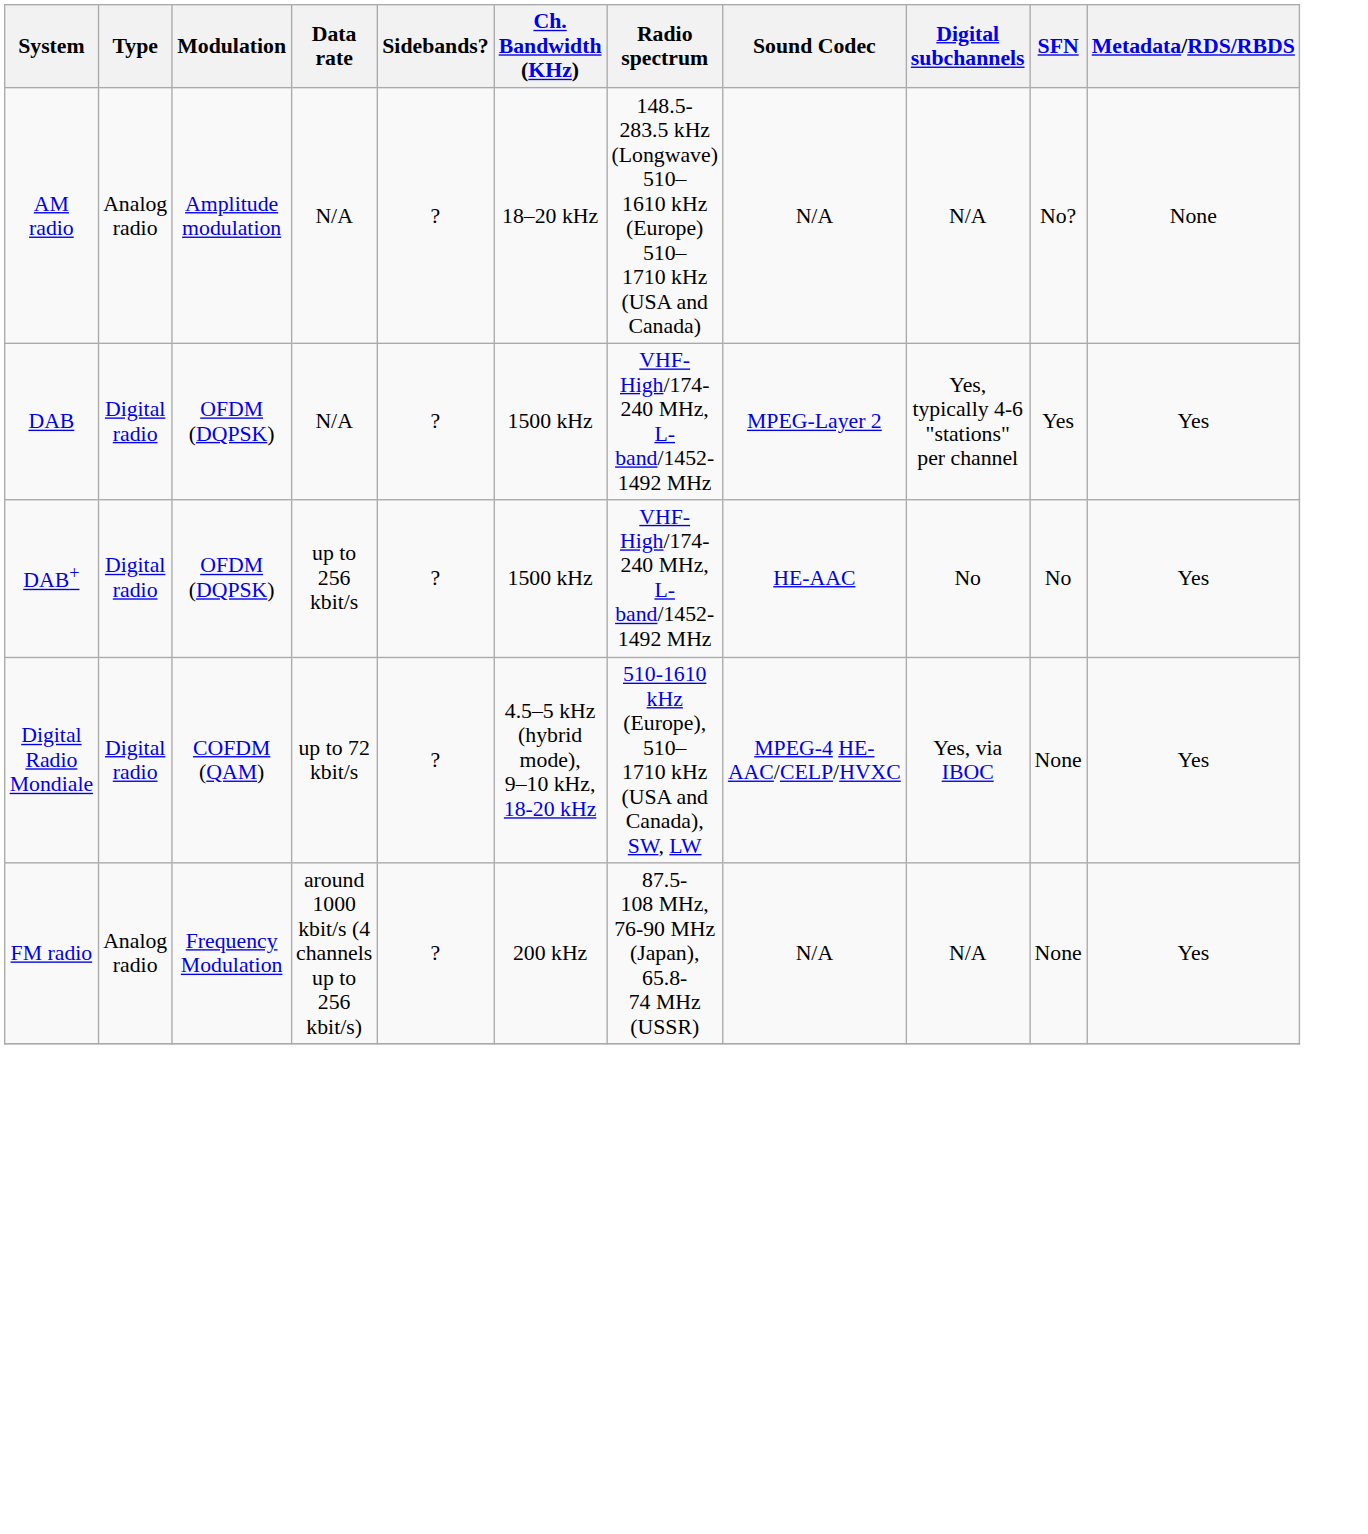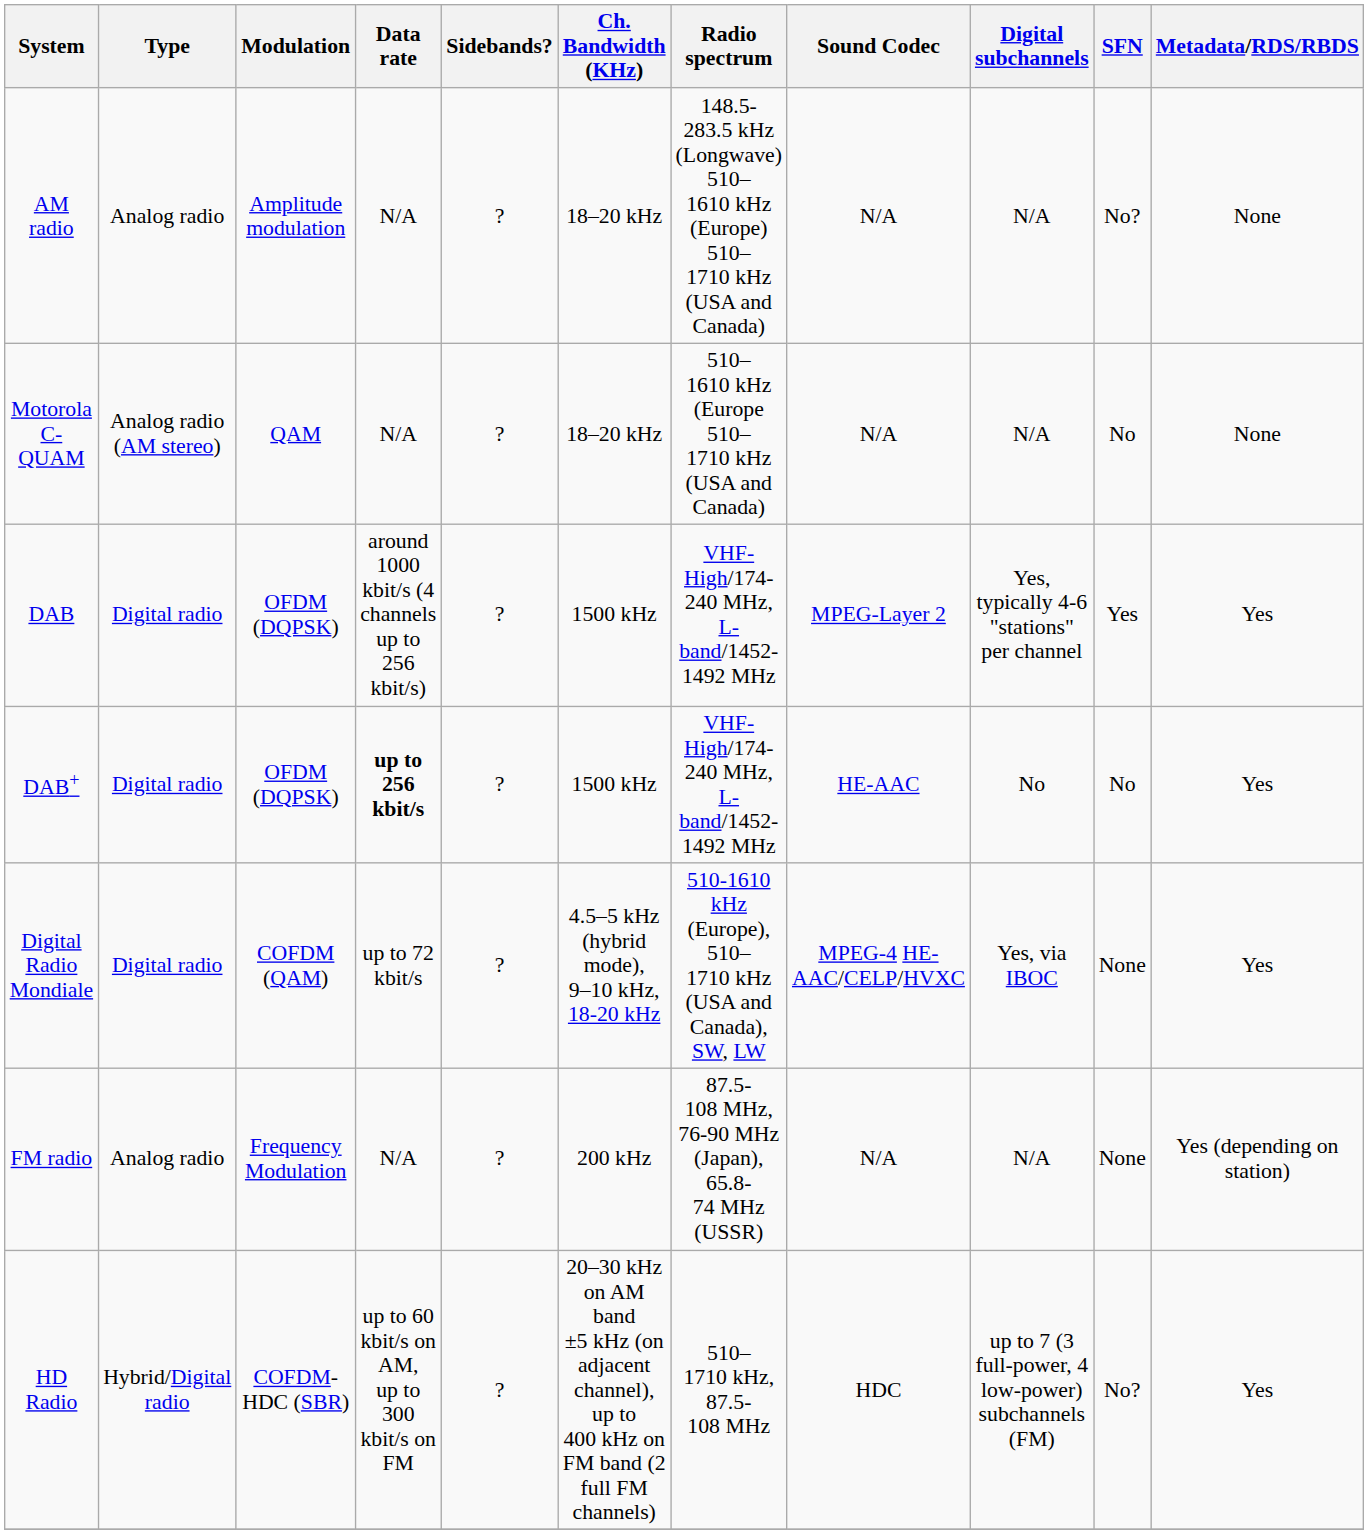+ row: (51, 433)
(334, 421) N/A -> (398, 614) around 1000 kbit/s (4 channels up to 256 kbit/s)
(334, 578) normal -> (398, 784) bold
(334, 953) around 1000 kbit/s (4 channels up to 256 kbit/s) -> (398, 1159) N/A
(1193, 953) Yes -> (1257, 1159) Yes (depending on station)
+ row: (51, 1389)
